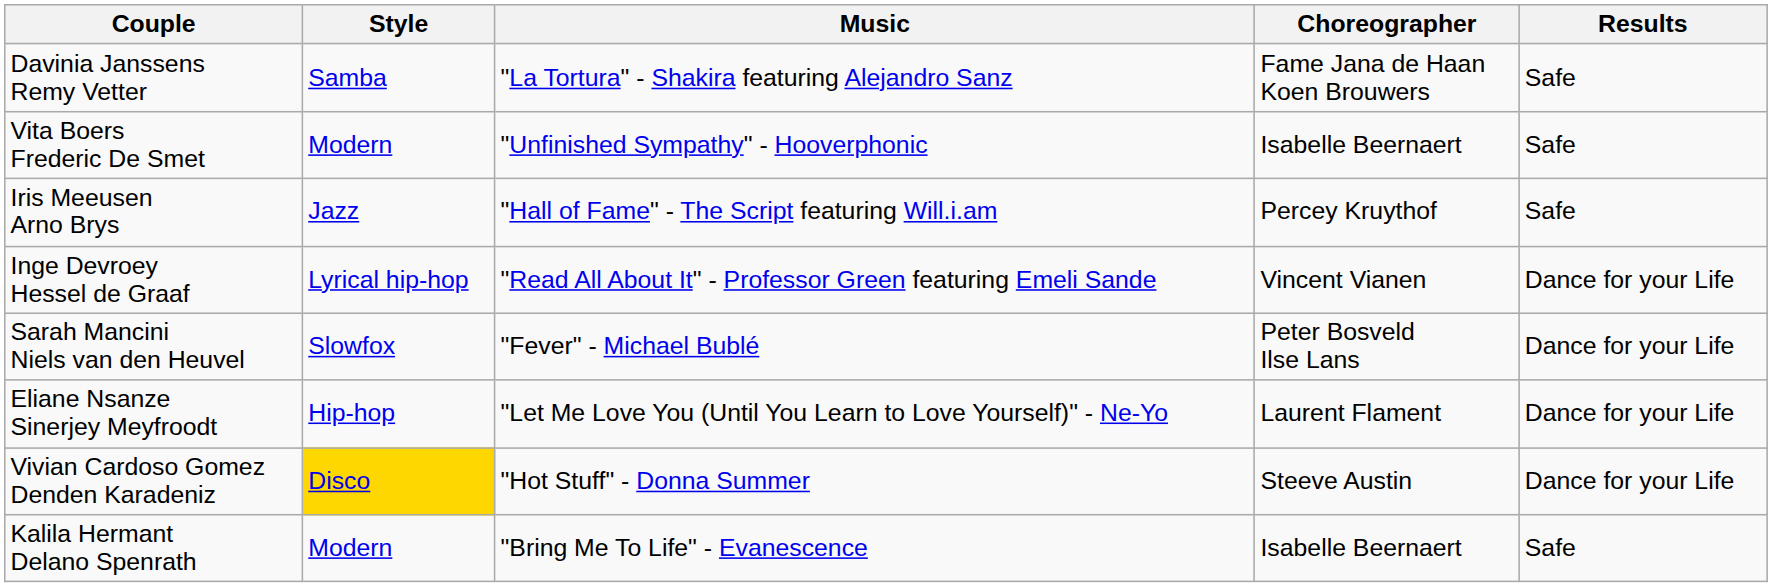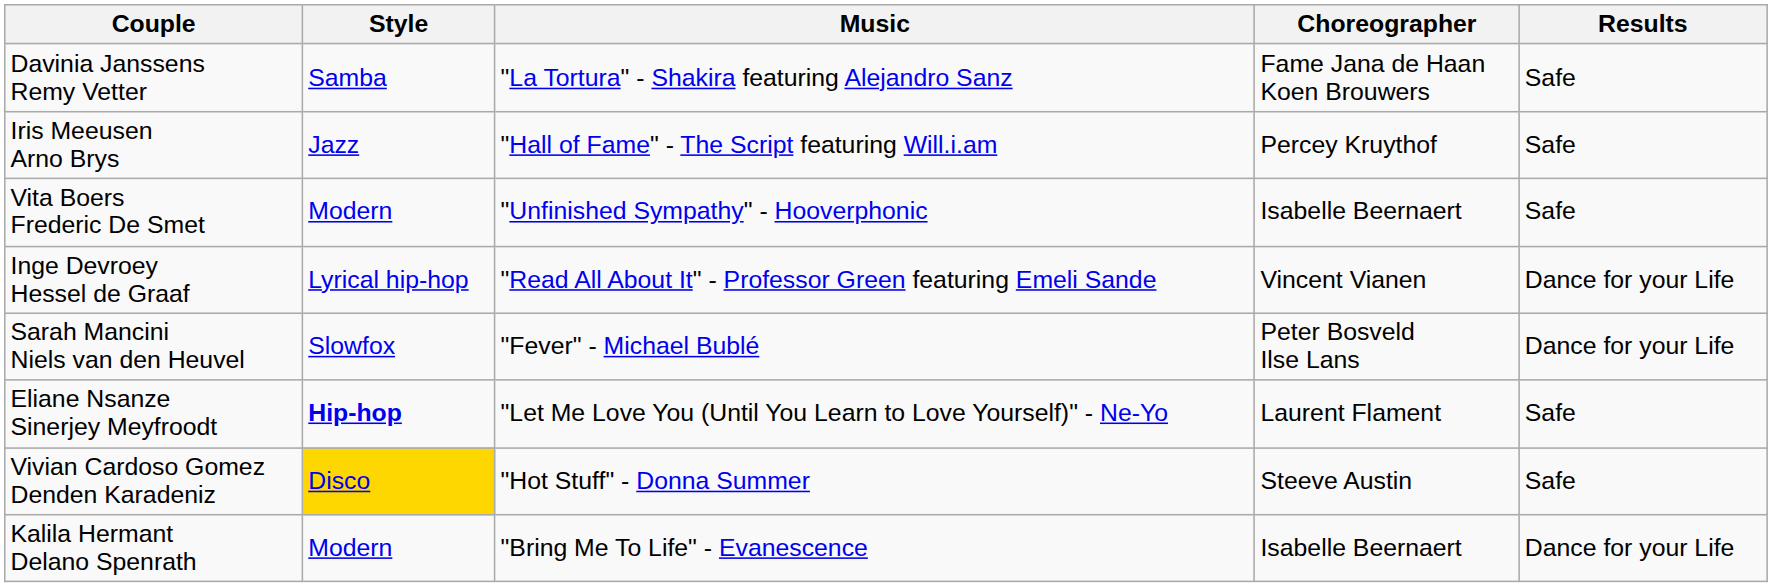rows swapped: (81, 211) <-> (108, 144)
(352, 413) normal -> (355, 413) bold
(1630, 413) Dance for your Life -> (1550, 413) Safe
(1630, 480) Dance for your Life -> (1550, 480) Safe
(1550, 548) Safe -> (1630, 548) Dance for your Life
